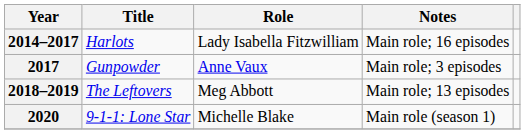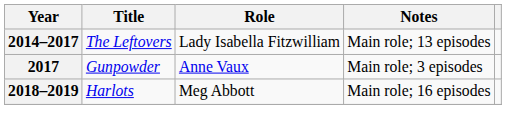(110, 41) Harlots -> (129, 41) The Leftovers
(438, 41) Main role; 16 episodes -> (419, 41) Main role; 13 episodes
(129, 91) The Leftovers -> (110, 91) Harlots
(438, 91) Main role; 13 episodes -> (419, 91) Main role; 16 episodes
- row: (43, 116)
